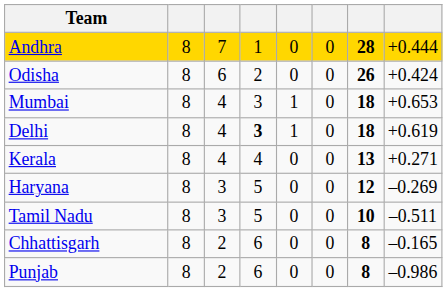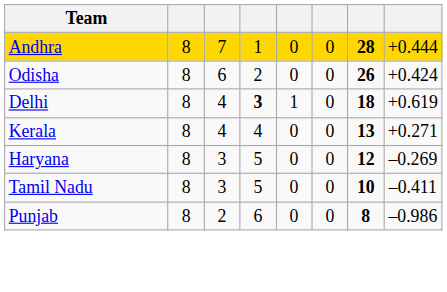- row: (39, 103)
(413, 215) –0.511 -> (413, 187) –0.411
- row: (54, 243)
